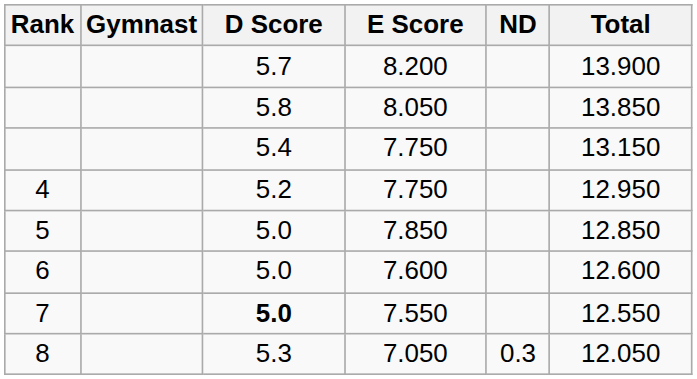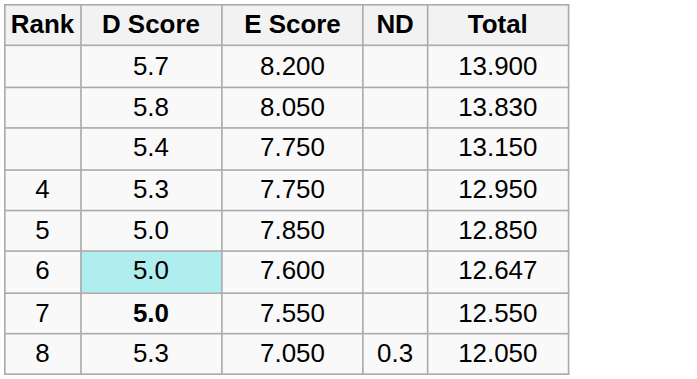- column: (142, 25)
(621, 107) 13.850 -> (498, 107) 13.830
(274, 189) 5.2 -> (151, 189) 5.3
(274, 271) no background -> (151, 271) paleturquoise background
(621, 271) 12.600 -> (498, 271) 12.647
